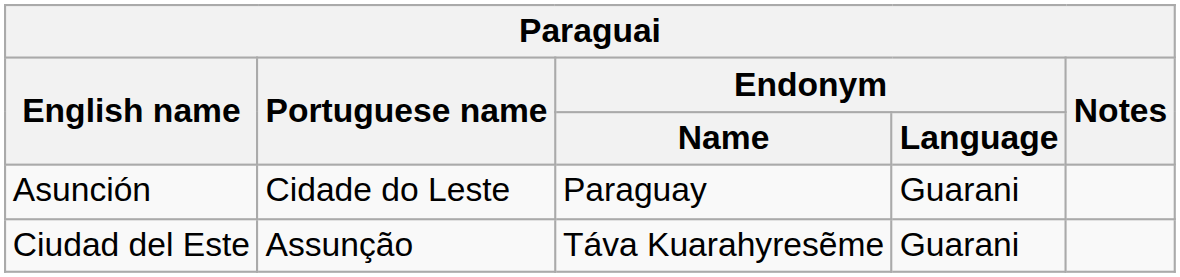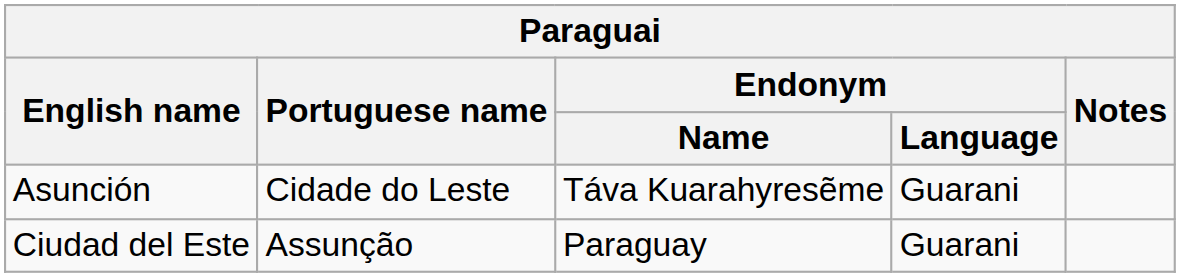(635, 191) Paraguay -> (724, 191) Táva Kuarahyresẽme
(724, 244) Táva Kuarahyresẽme -> (635, 244) Paraguay
